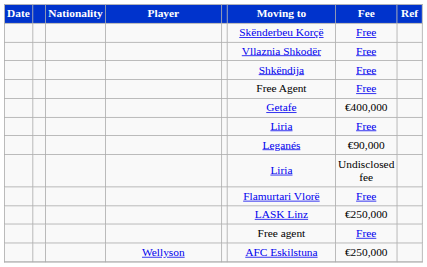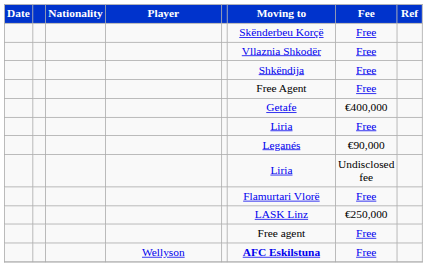(281, 252) normal -> (281, 252) bold
(366, 252) €250,000 -> (366, 252) Free
